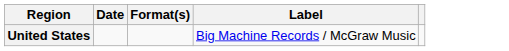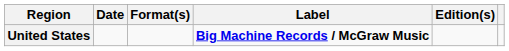+ column: (465, 14)
(306, 35) normal -> (313, 35) bold
